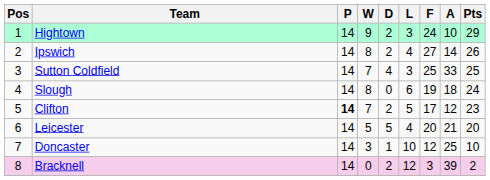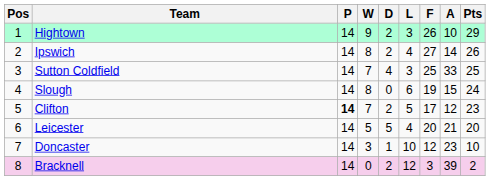(430, 33) 24 -> (430, 33) 26
(450, 90) 18 -> (450, 90) 15
(450, 147) 25 -> (450, 147) 23
